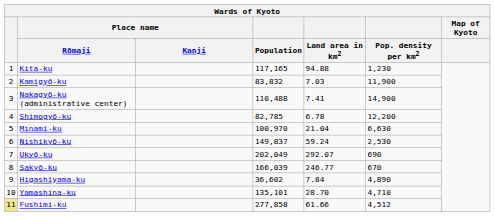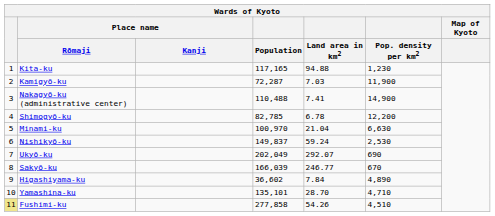(269, 82) 83,832 -> (269, 82) 72,287
(317, 205) 61.66 -> (317, 205) 54.26
(379, 205) 4,512 -> (379, 205) 4,510
